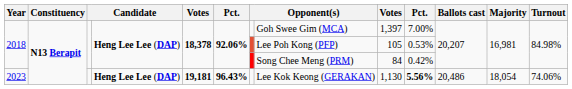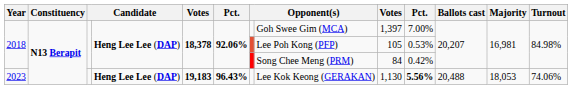(198, 76) 19,181 -> (198, 76) 19,183
(451, 76) 20,486 -> (451, 76) 20,488
(503, 76) 18,054 -> (503, 76) 18,053
